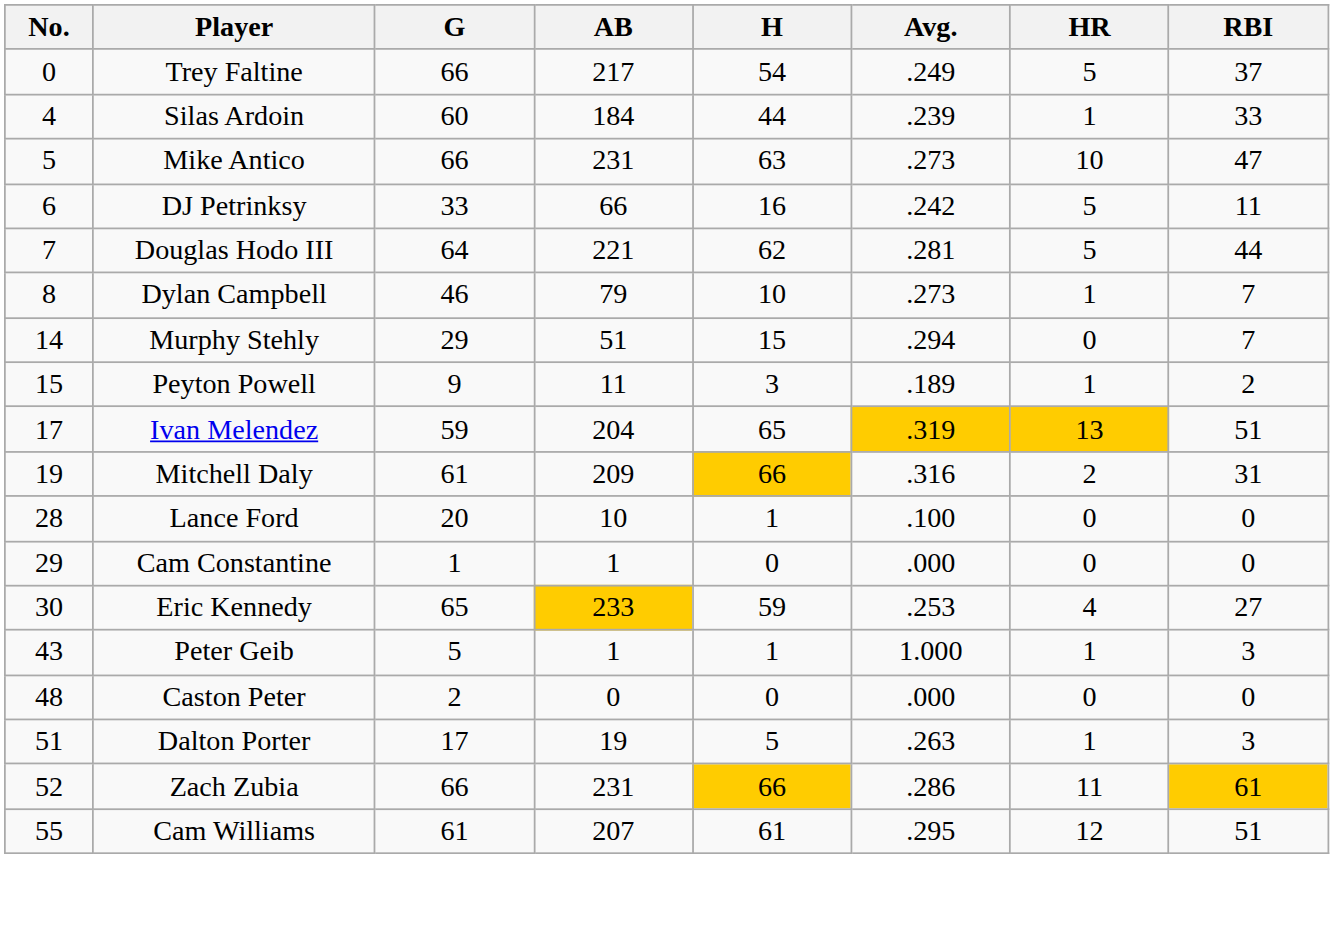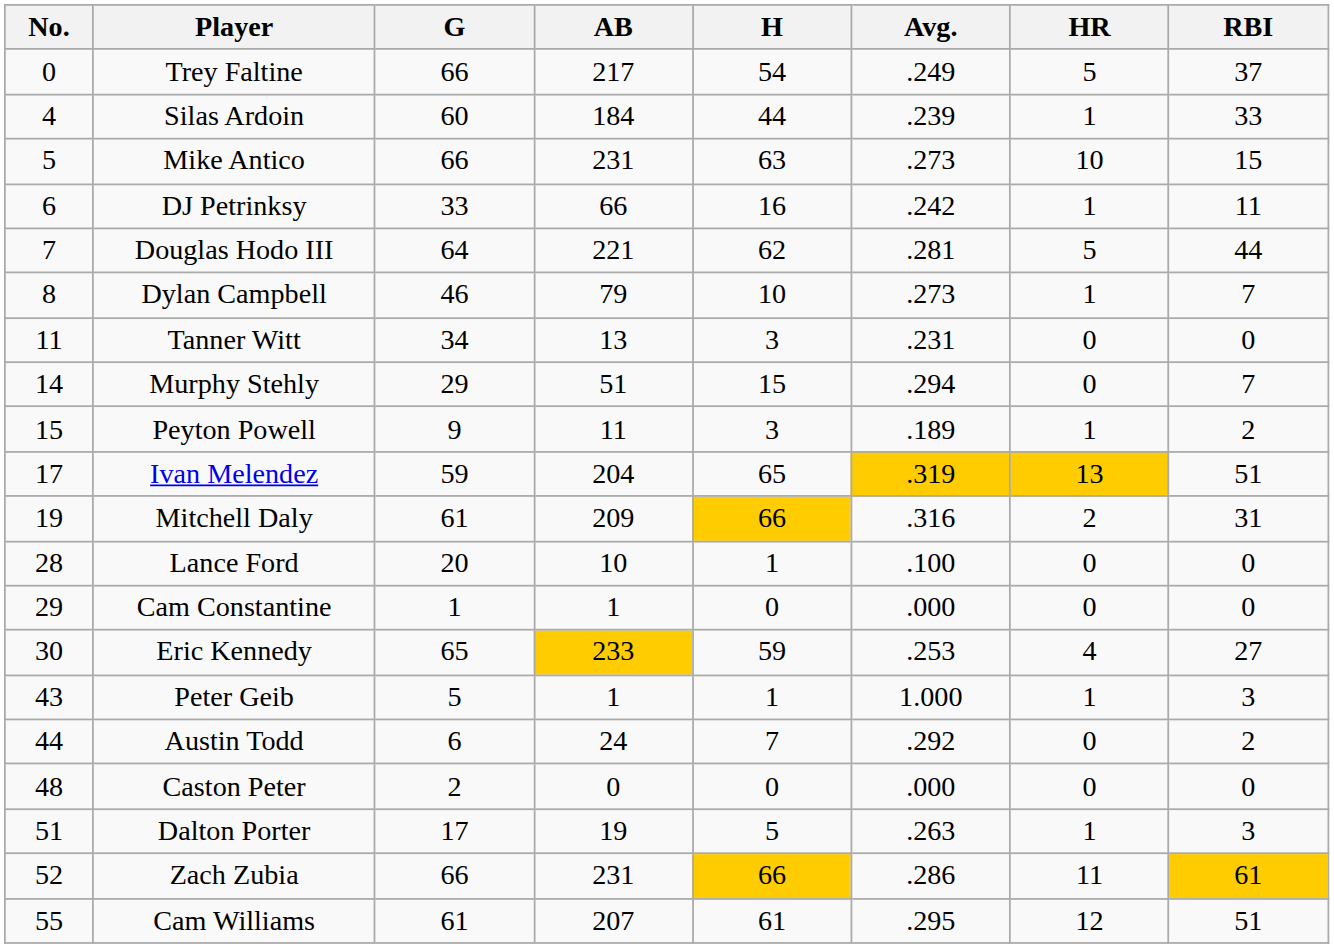(1248, 160) 47 -> (1248, 160) 15
(1090, 205) 5 -> (1090, 205) 1
+ row: (234, 339)
+ row: (234, 741)
